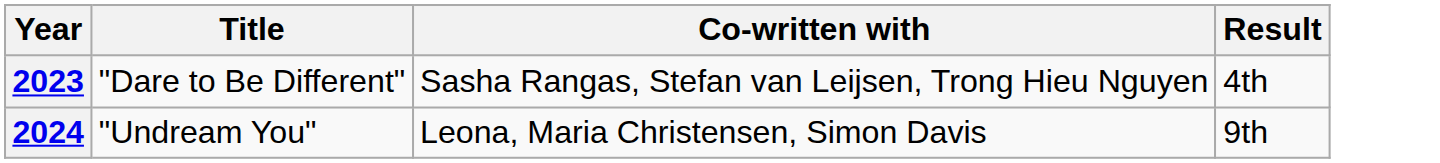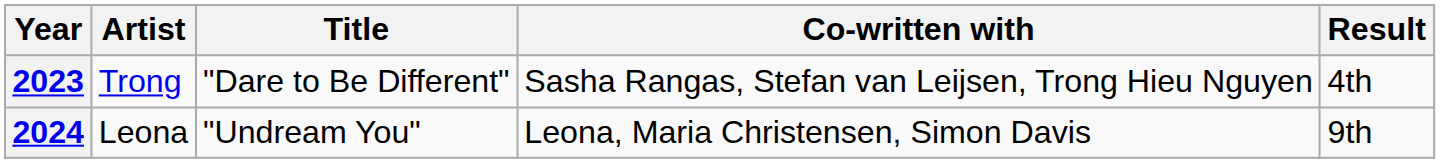+ column: (144, 30)
